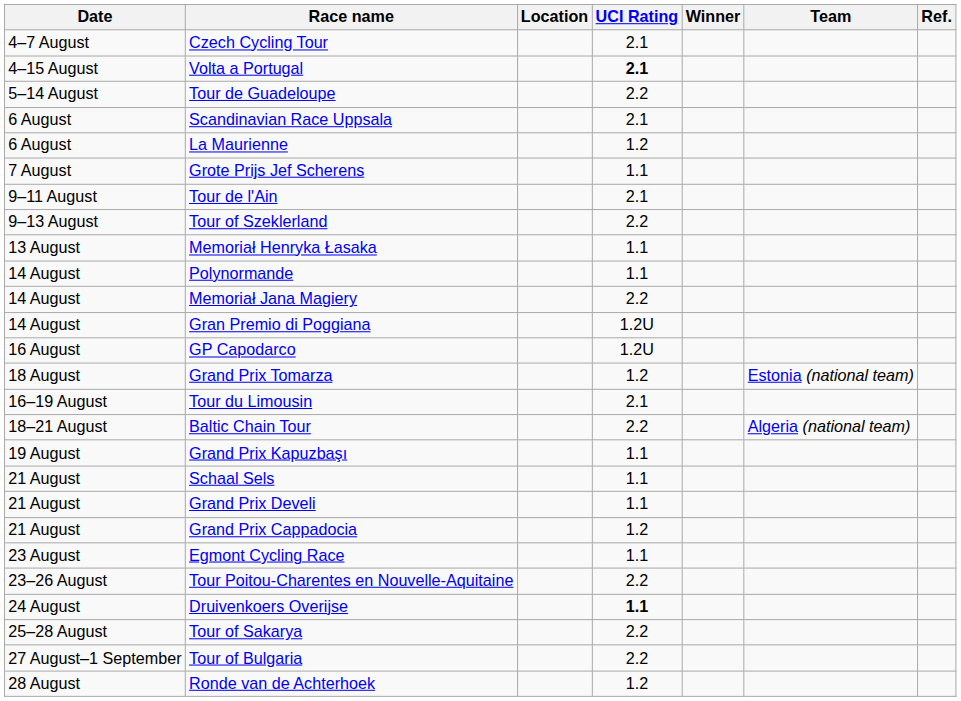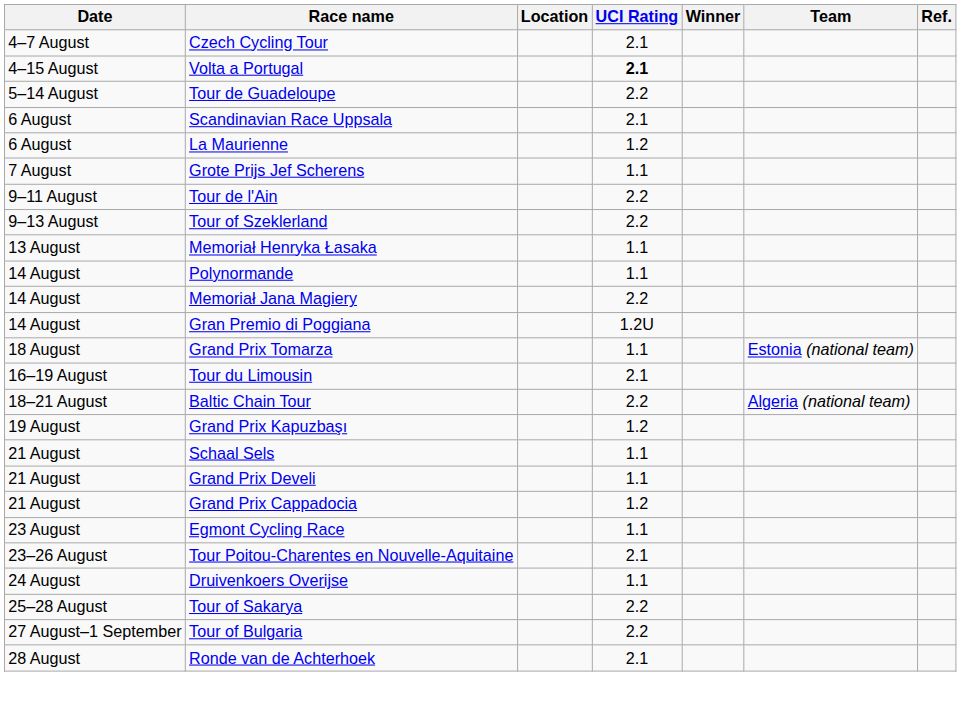(637, 196) 2.1 -> (637, 196) 2.2
- row: (242, 350)
(637, 376) 1.2 -> (637, 350) 1.1
(637, 453) 1.1 -> (637, 427) 1.2
(637, 581) 2.2 -> (637, 555) 2.1
(637, 606) bold -> (637, 581) normal
(637, 683) 1.2 -> (637, 658) 2.1
